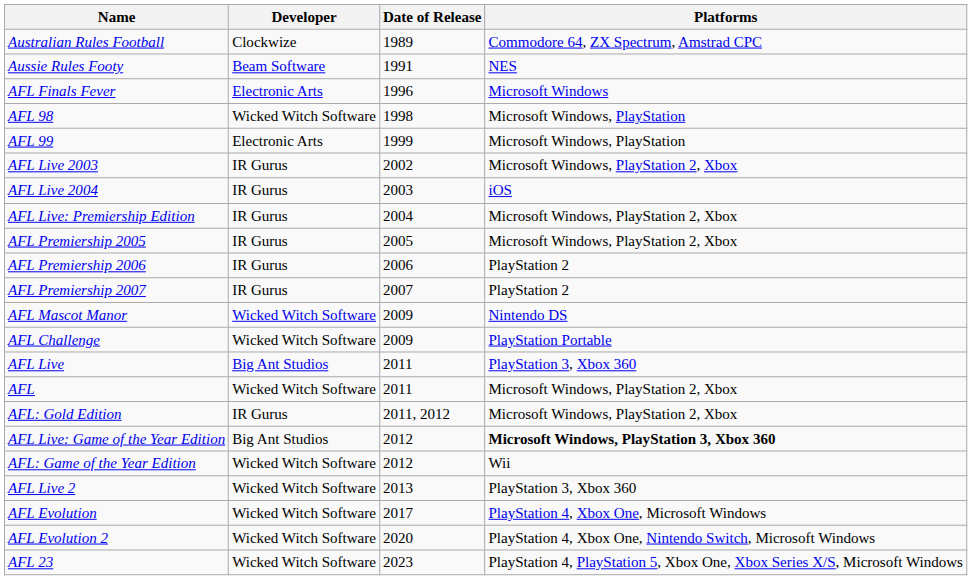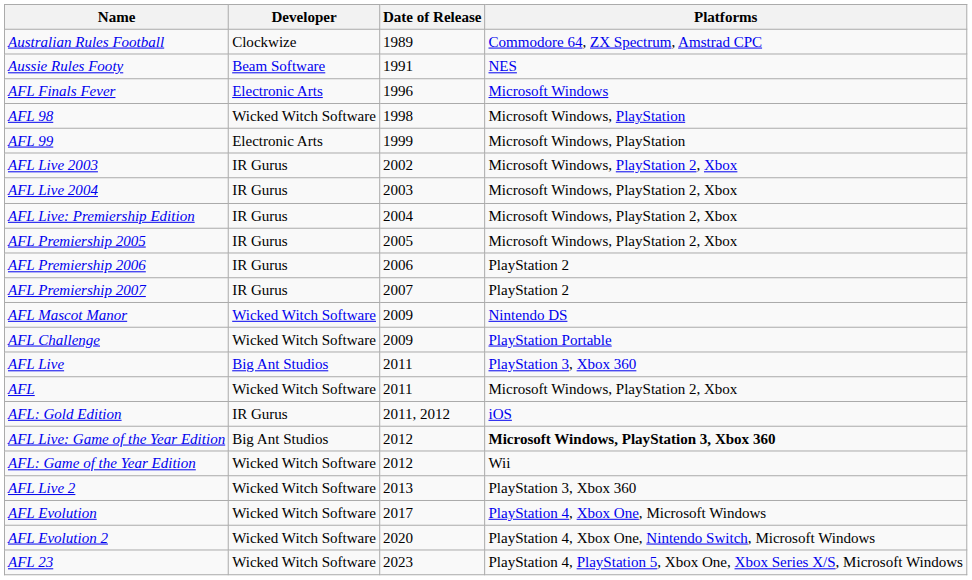(500, 190) iOS -> (613, 190) Microsoft Windows, PlayStation 2, Xbox
(613, 414) Microsoft Windows, PlayStation 2, Xbox -> (500, 414) iOS
